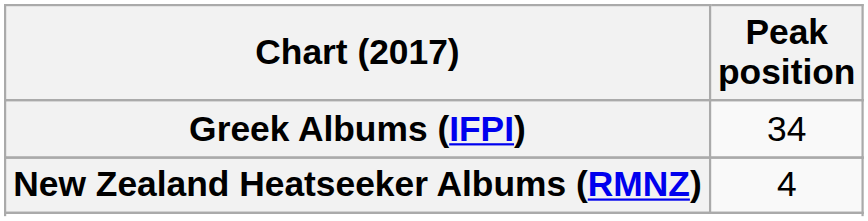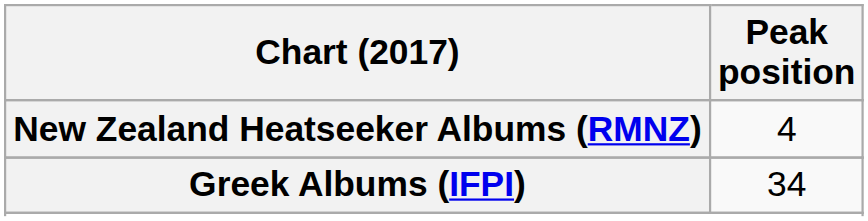rows swapped: (357, 128) <-> (357, 184)
